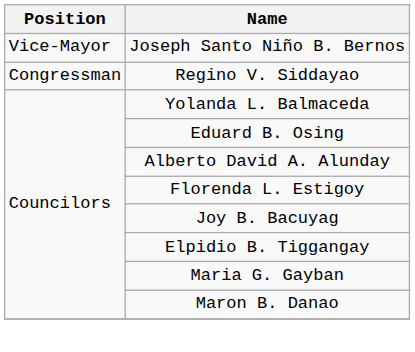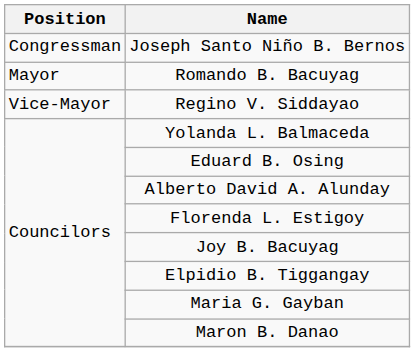(60, 47) Vice-Mayor -> (65, 47) Congressman
+ row: (267, 76)
(65, 76) Congressman -> (60, 104) Vice-Mayor
